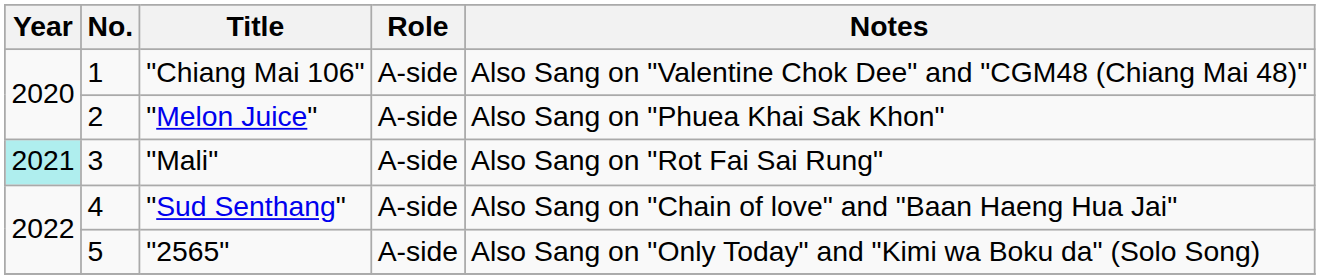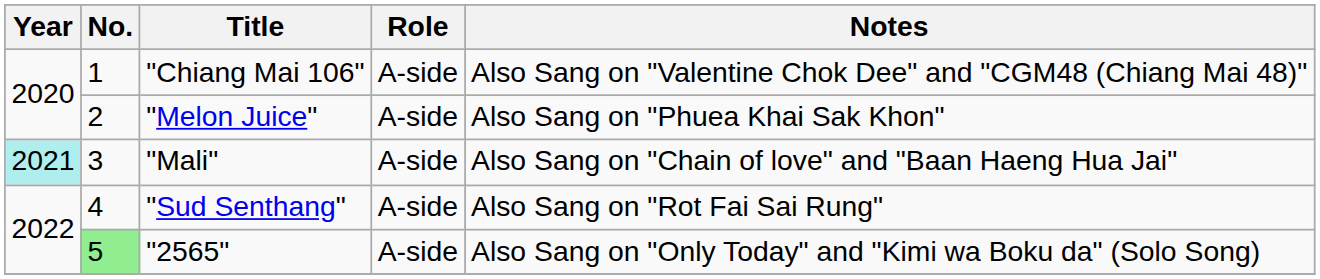(677, 161) Also Sang on "Rot Fai Sai Rung" -> (824, 161) Also Sang on "Chain of love" and "Baan Haeng Hua Jai"
(824, 206) Also Sang on "Chain of love" and "Baan Haeng Hua Jai" -> (677, 206) Also Sang on "Rot Fai Sai Rung"
(95, 251) no background -> (95, 251) lightgreen background
